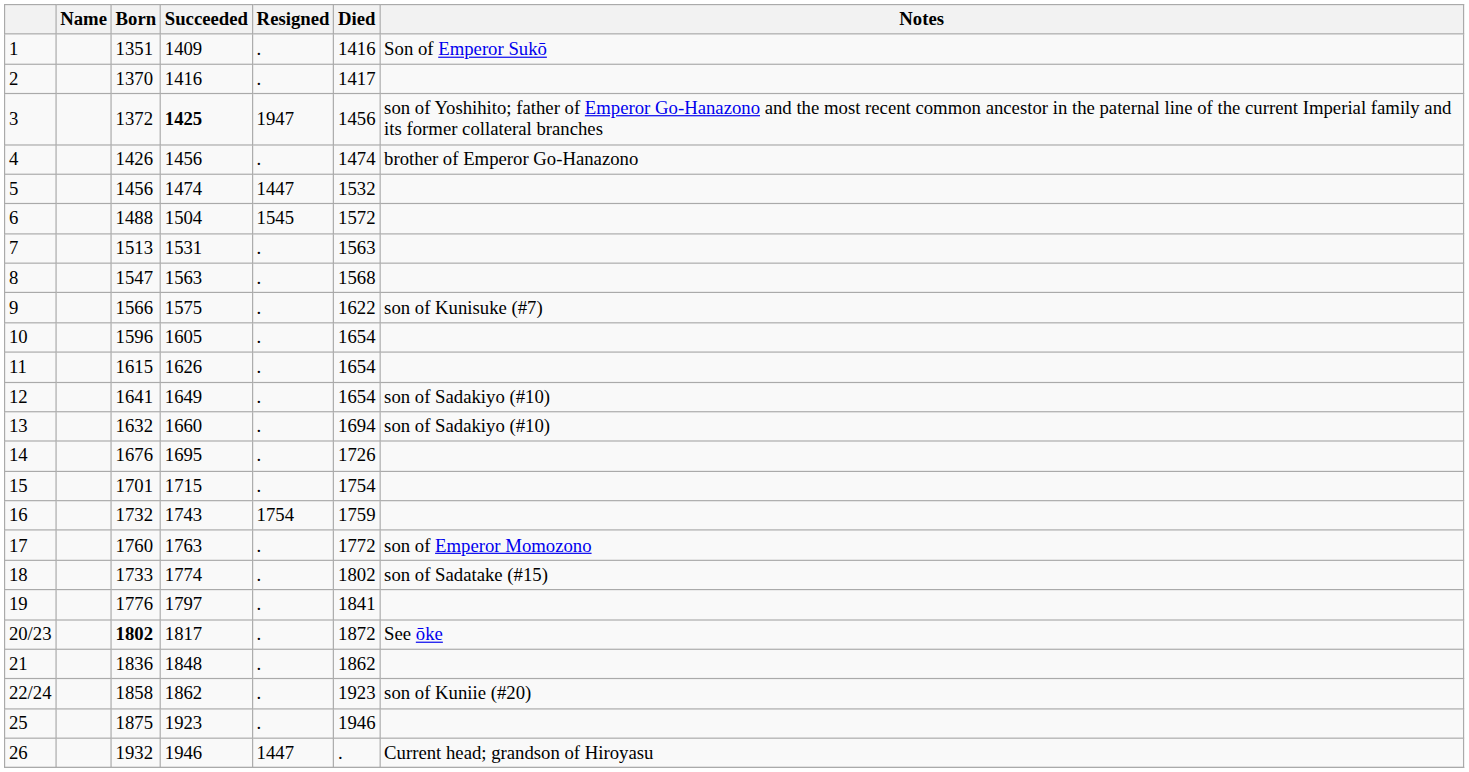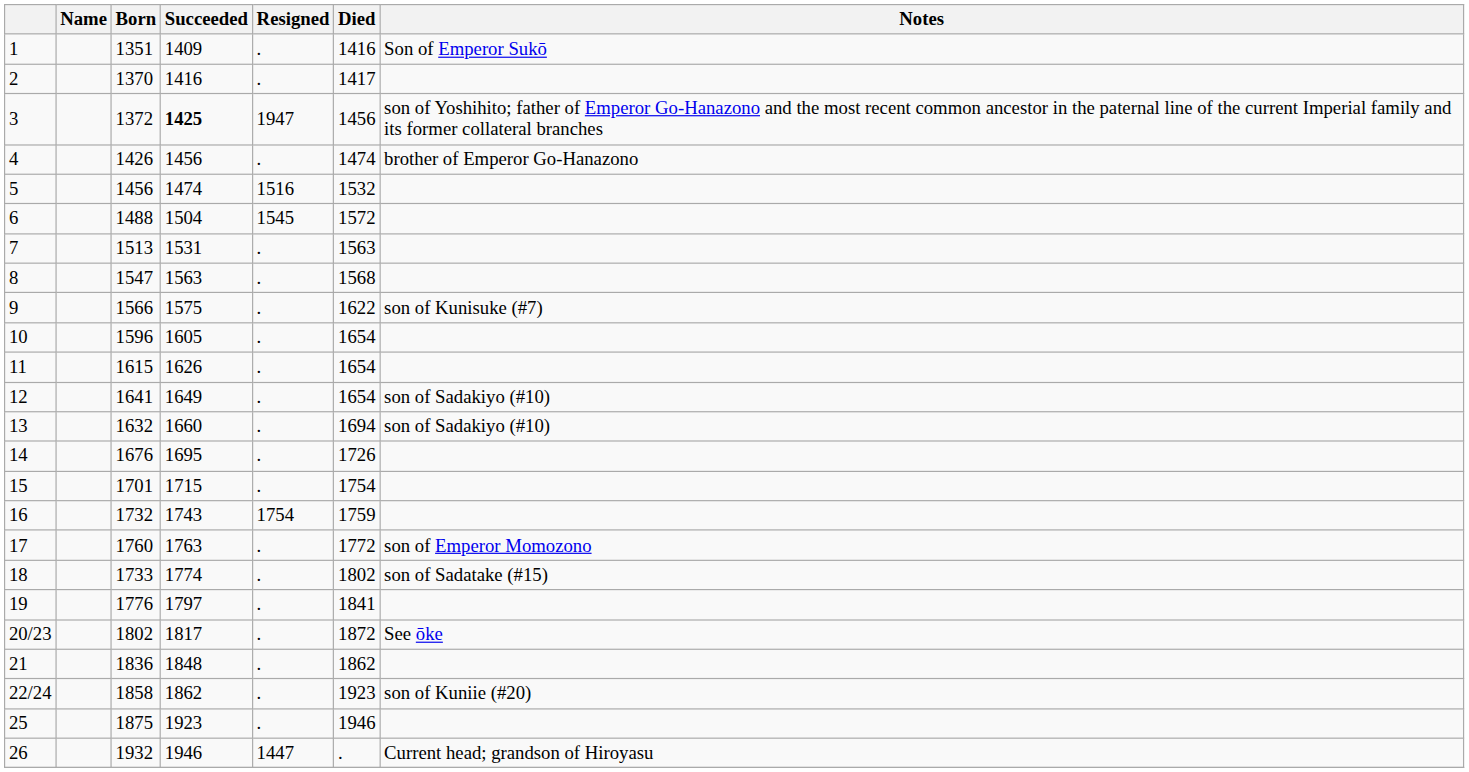(275, 188) 1447 -> (275, 188) 1516
(134, 634) bold -> (134, 634) normal
